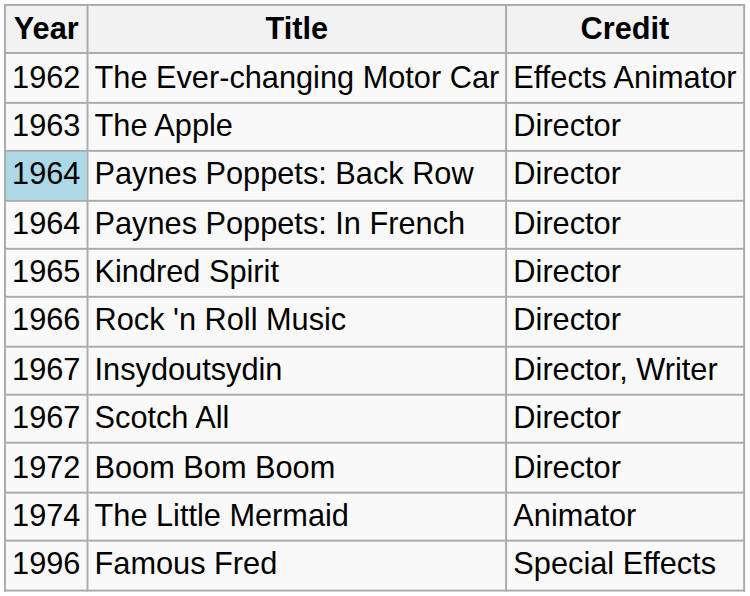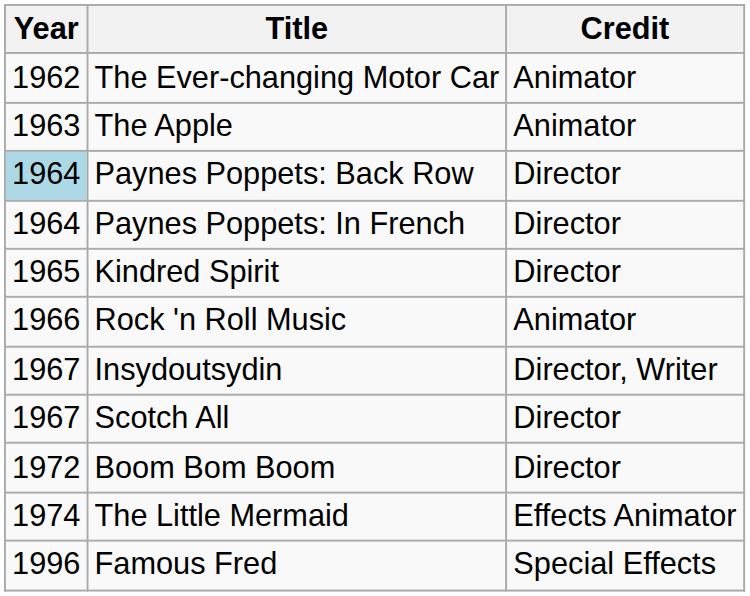(625, 77) Effects Animator -> (575, 77) Animator
(567, 126) Director -> (575, 126) Animator
(567, 321) Director -> (575, 321) Animator
(575, 516) Animator -> (625, 516) Effects Animator
